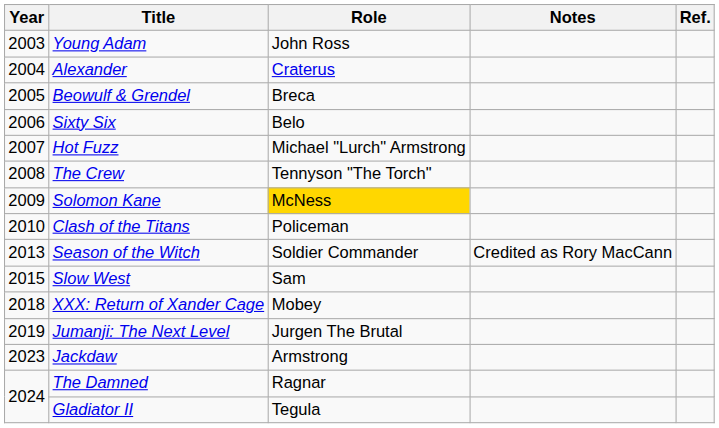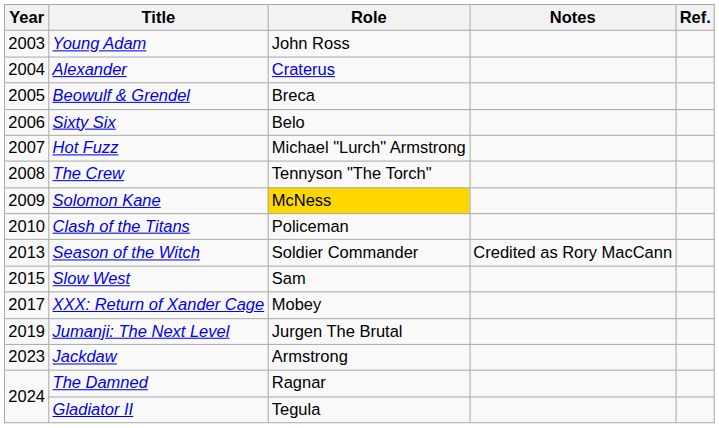(27, 305) 2018 -> (27, 305) 2017
